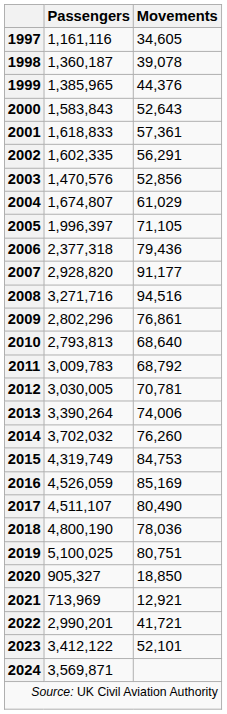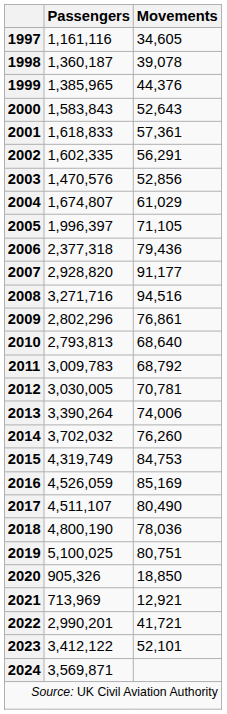(74, 576) 905,327 -> (74, 576) 905,326
